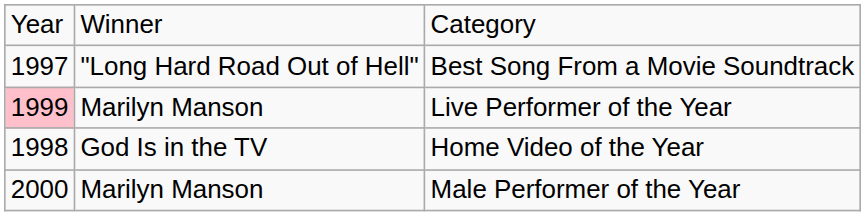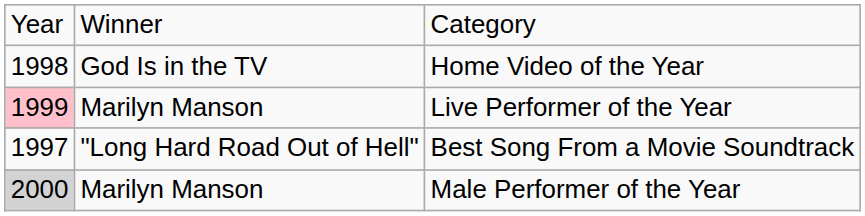rows swapped: (642, 66) <-> (567, 148)
(40, 189) no background -> (40, 189) lightgrey background
